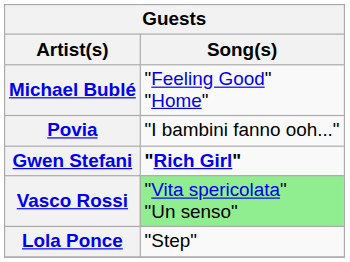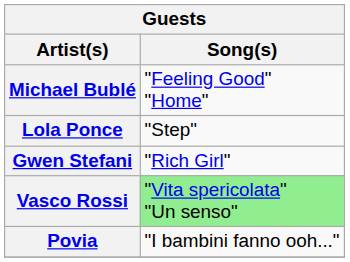rows swapped: (72, 241) <-> (72, 130)
(193, 160) bold -> (187, 160) normal
